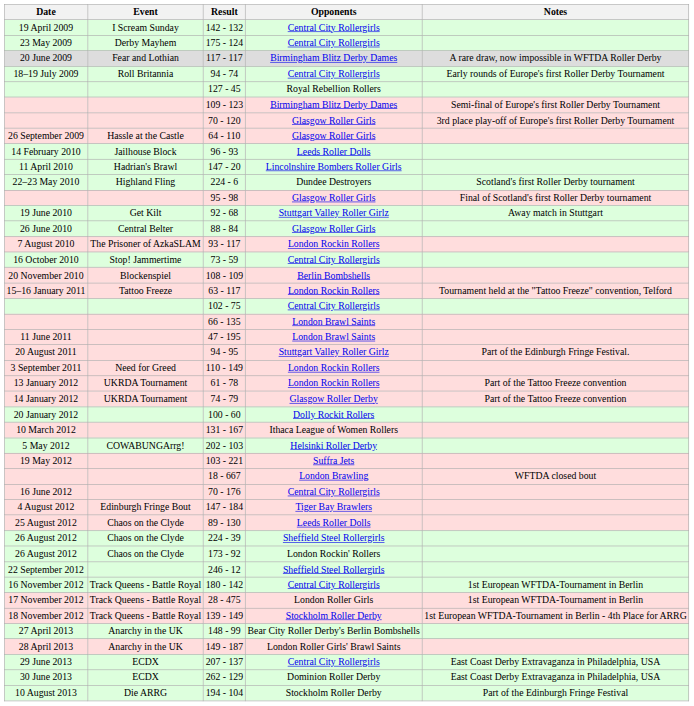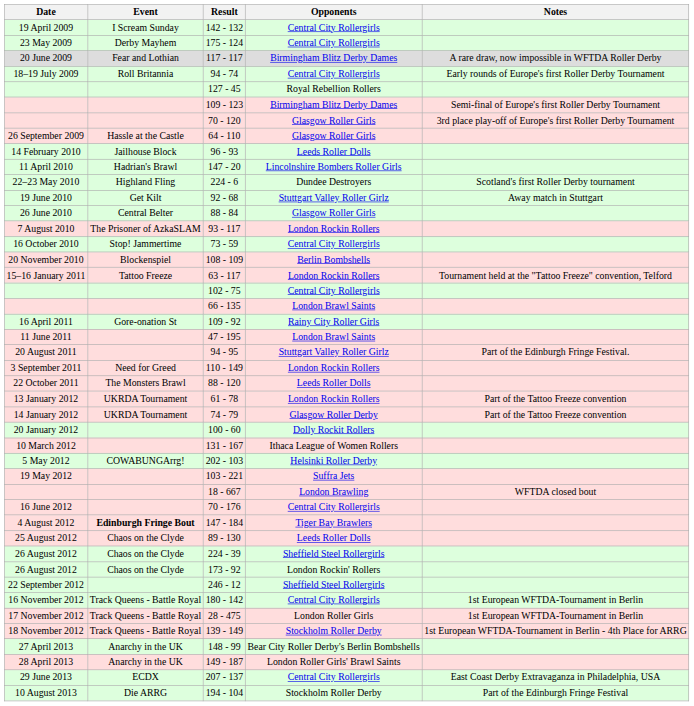- row: (224, 197)
+ row: (224, 321)
+ row: (224, 383)
(146, 507) normal -> (146, 523) bold
- row: (224, 677)
